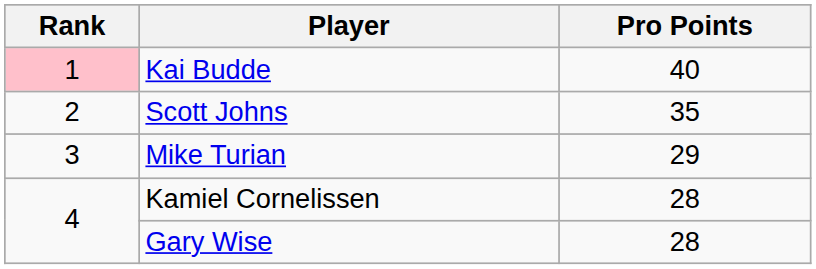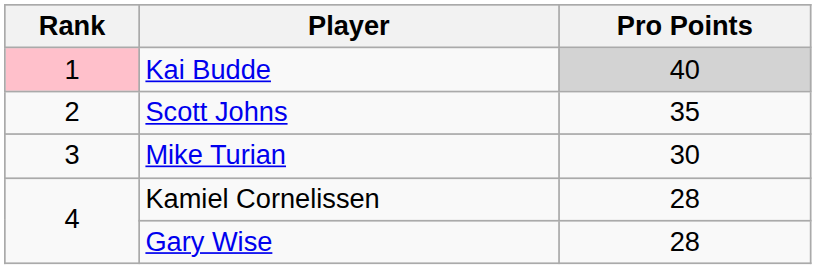(685, 69) no background -> (685, 69) lightgrey background
(685, 155) 29 -> (685, 155) 30
